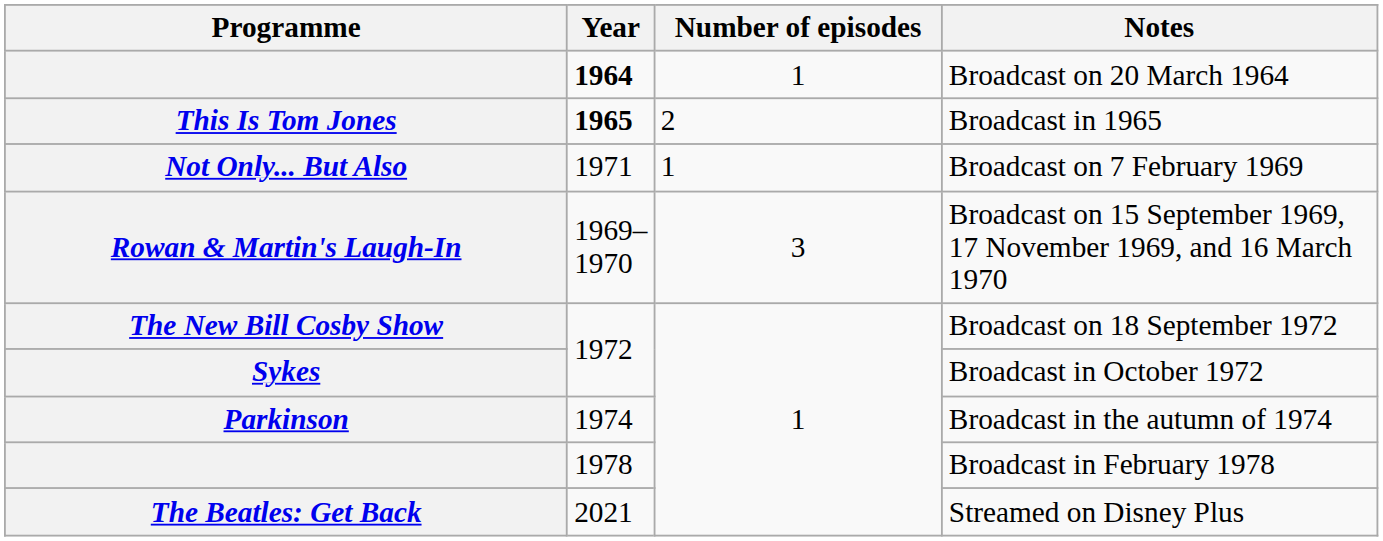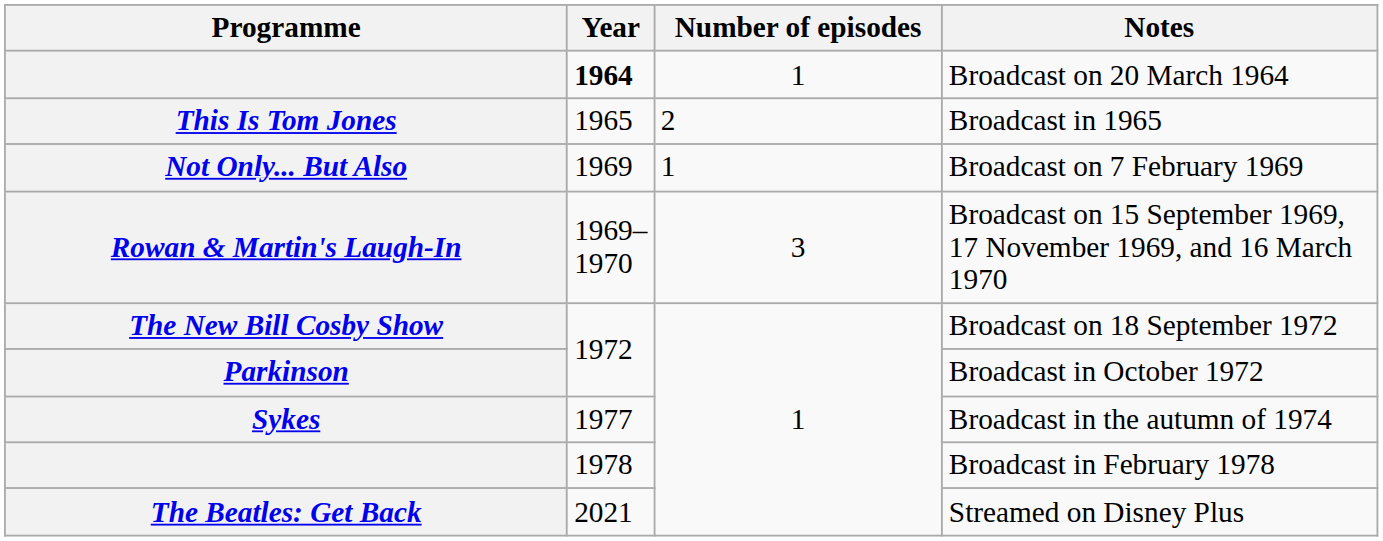(603, 120) bold -> (603, 120) normal
(603, 167) 1971 -> (603, 167) 1969
(286, 372) Sykes -> (286, 372) Parkinson
(286, 418) Parkinson -> (286, 418) Sykes
(603, 418) 1974 -> (603, 418) 1977
